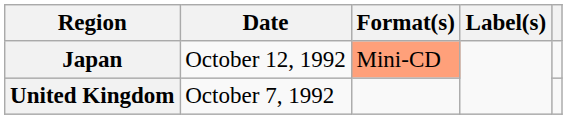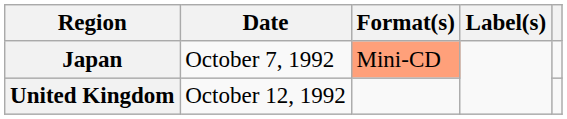(265, 59) October 12, 1992 -> (260, 59) October 7, 1992
(260, 95) October 7, 1992 -> (265, 95) October 12, 1992
